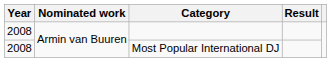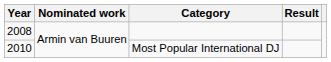(19, 48) 2008 -> (19, 48) 2010
